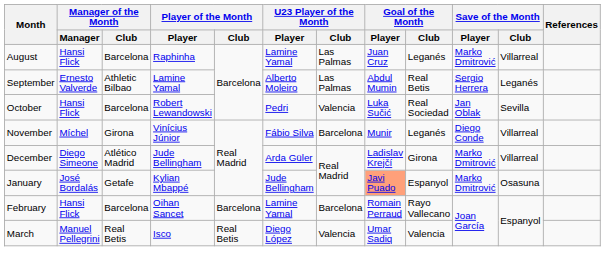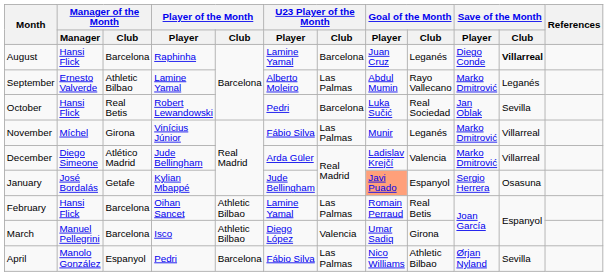(335, 57) Las Palmas -> (342, 57) Barcelona
(475, 57) Marko Dmitrović -> (471, 57) Diego Conde
(519, 57) normal -> (522, 57) bold
(419, 82) Real Betis -> (431, 82) Rayo Vallecano
(471, 82) Sergio Herrera -> (477, 82) Marko Dmitrović
(126, 107) Barcelona -> (116, 107) Real Betis
(337, 107) Valencia -> (342, 107) Barcelona
(340, 132) Barcelona -> (336, 132) Las Palmas
(469, 132) Diego Conde -> (477, 132) Marko Dmitrović
(423, 157) Girona -> (428, 157) Valencia
(475, 182) Marko Dmitrović -> (473, 182) Sergio Herrera
(239, 208) Barcelona -> (234, 208) Athletic Bilbao
(340, 208) Barcelona -> (336, 208) Las Palmas
(429, 208) Rayo Vallecano -> (420, 208) Real Betis
(115, 233) Real Betis -> (127, 233) Barcelona
(227, 233) Real Betis -> (234, 233) Athletic Bilbao
(426, 233) Valencia -> (424, 233) Girona
+ row: (17, 258)
